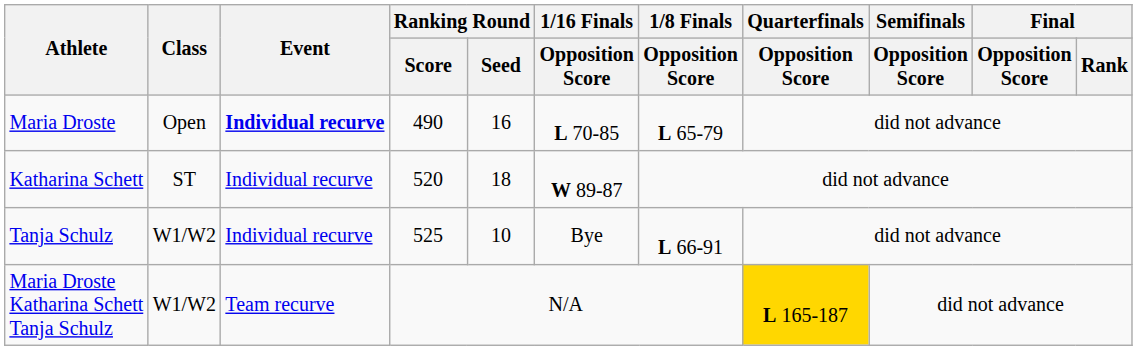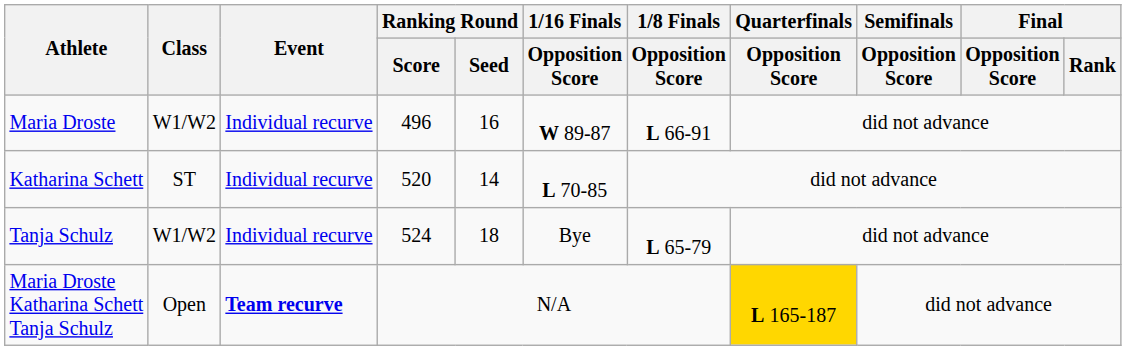(184, 122) Open -> (184, 122) W1/W2
(305, 122) bold -> (299, 122) normal
(428, 122) 490 -> (416, 122) 496
(587, 134) L 70-85 -> (575, 134) W 89-87
(691, 134) L 65-79 -> (679, 134) L 66-91
(501, 179) 18 -> (489, 179) 14
(587, 191) W 89-87 -> (575, 191) L 70-85
(428, 236) 525 -> (416, 236) 524
(501, 236) 10 -> (489, 236) 18
(691, 247) L 66-91 -> (679, 247) L 65-79
(184, 304) W1/W2 -> (184, 304) Open
(280, 304) normal -> (284, 304) bold
